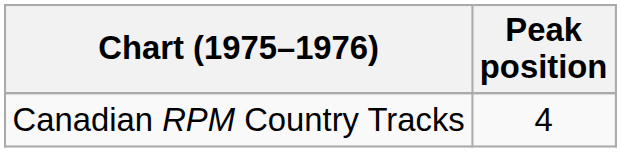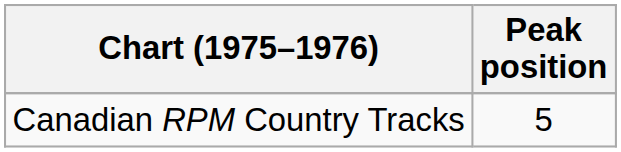(544, 119) 4 -> (544, 119) 5
